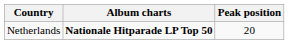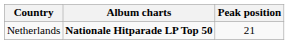(249, 30) 20 -> (249, 30) 21
